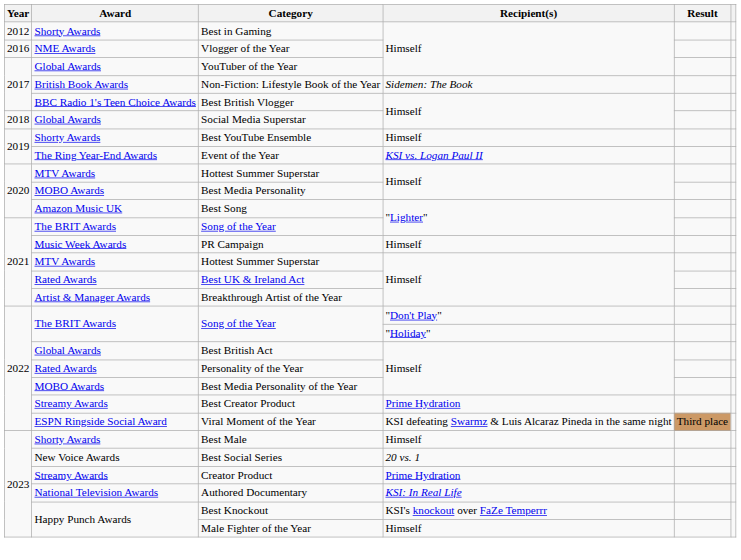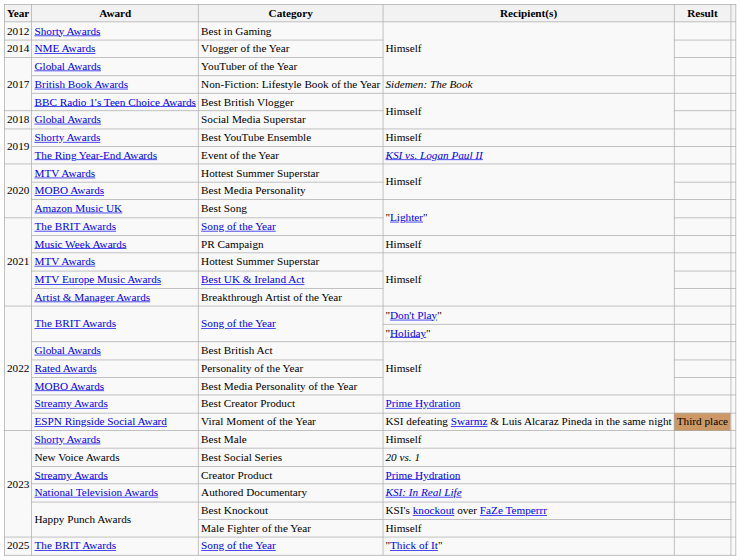(18, 48) 2016 -> (18, 48) 2014
(66, 279) Rated Awards -> (98, 279) MTV Europe Music Awards
+ row: (238, 546)
